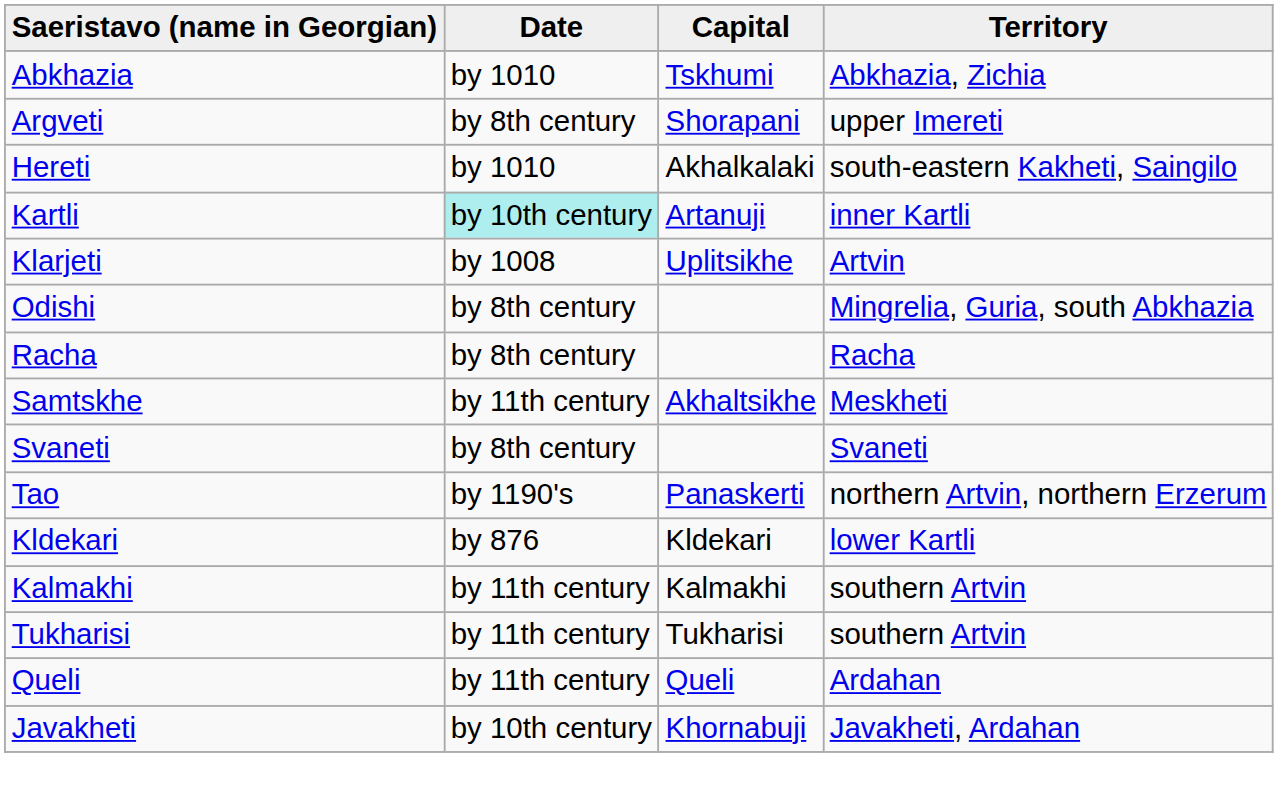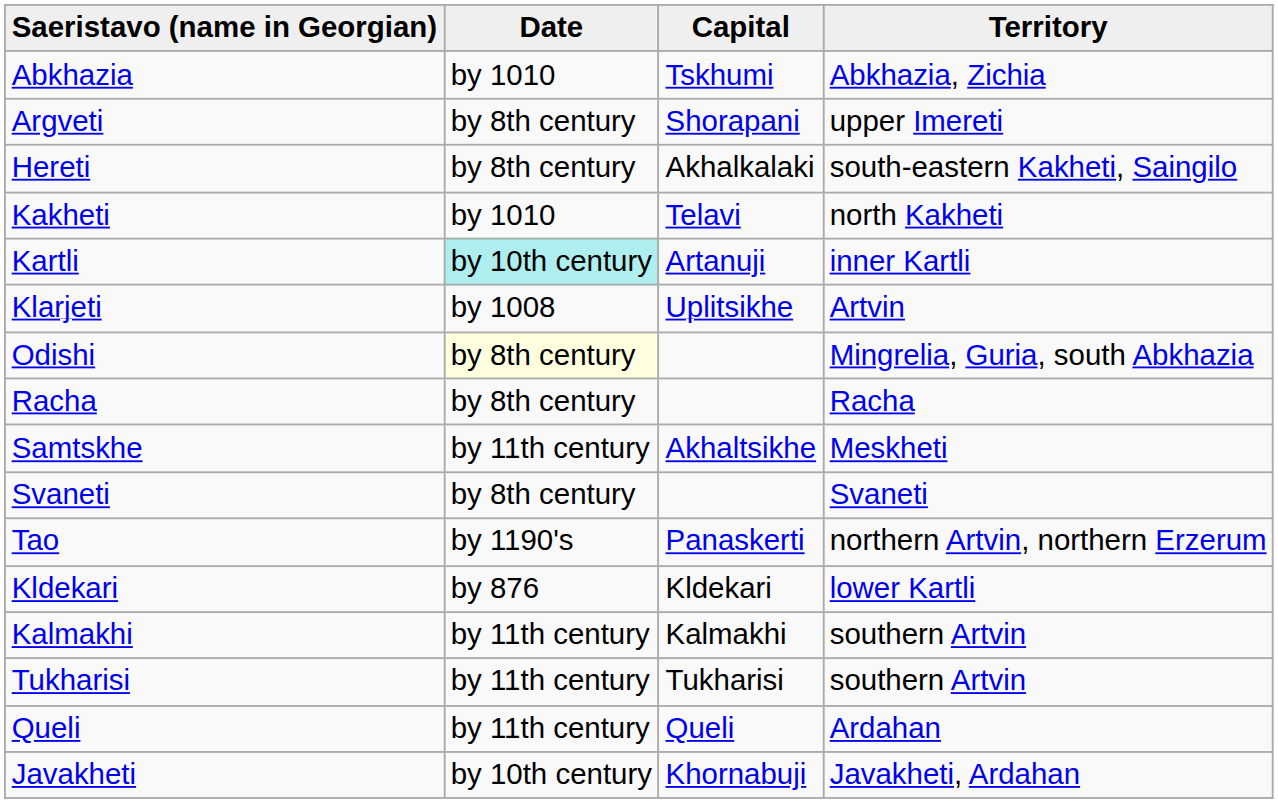(503, 167) by 1010 -> (543, 167) by 8th century
+ row: (61, 214)
(543, 307) no background -> (543, 354) lightyellow background
